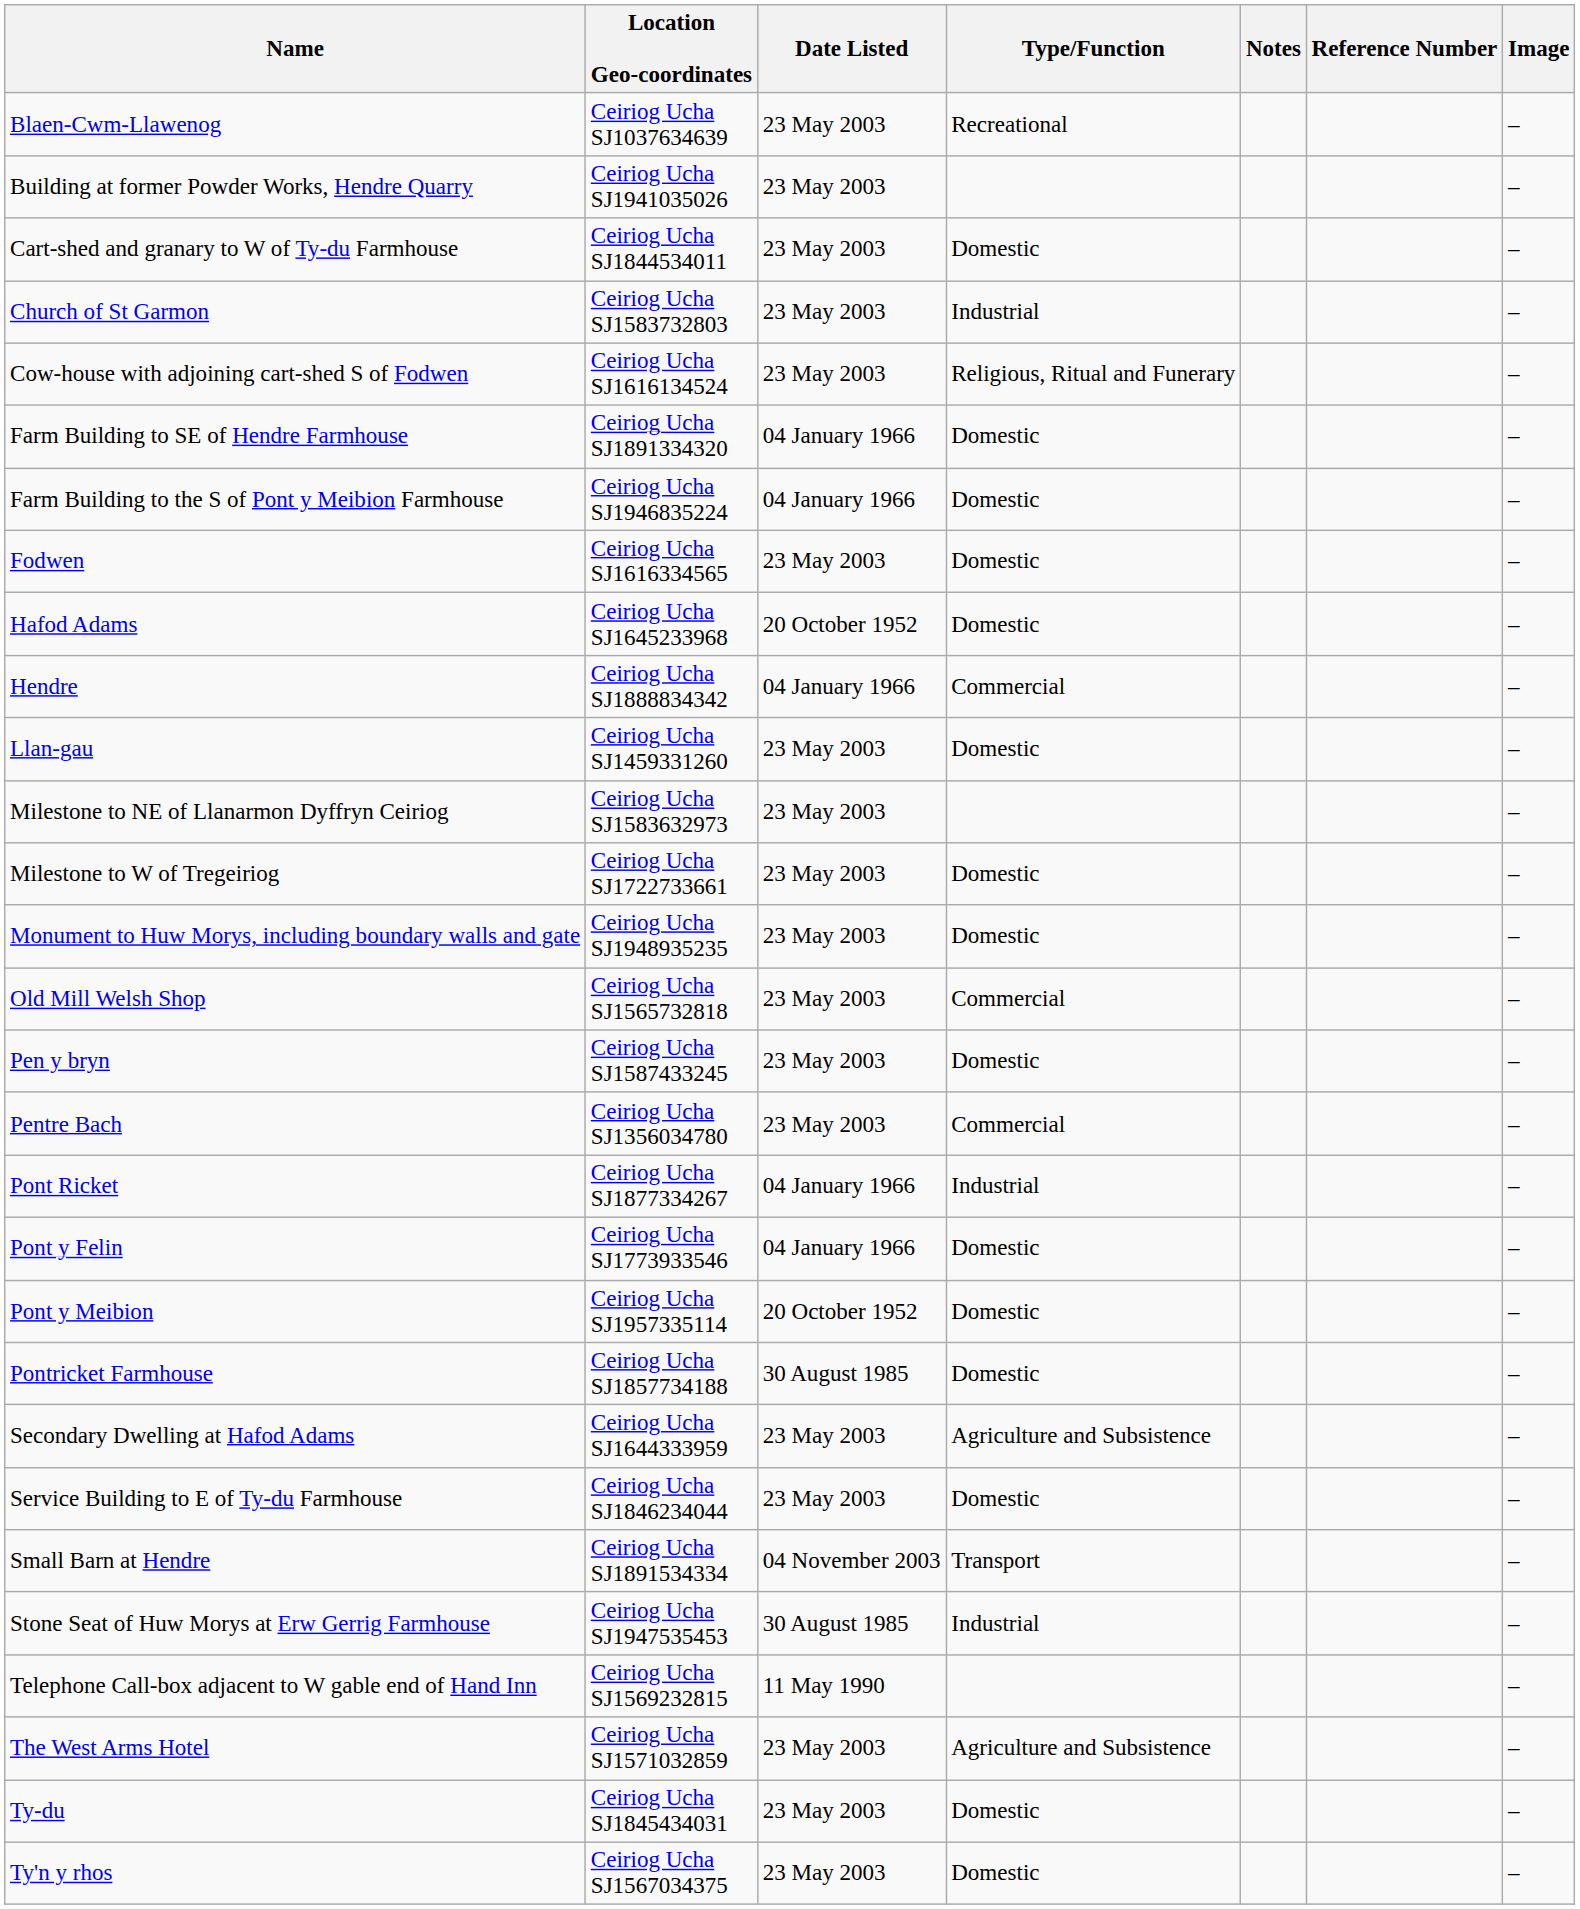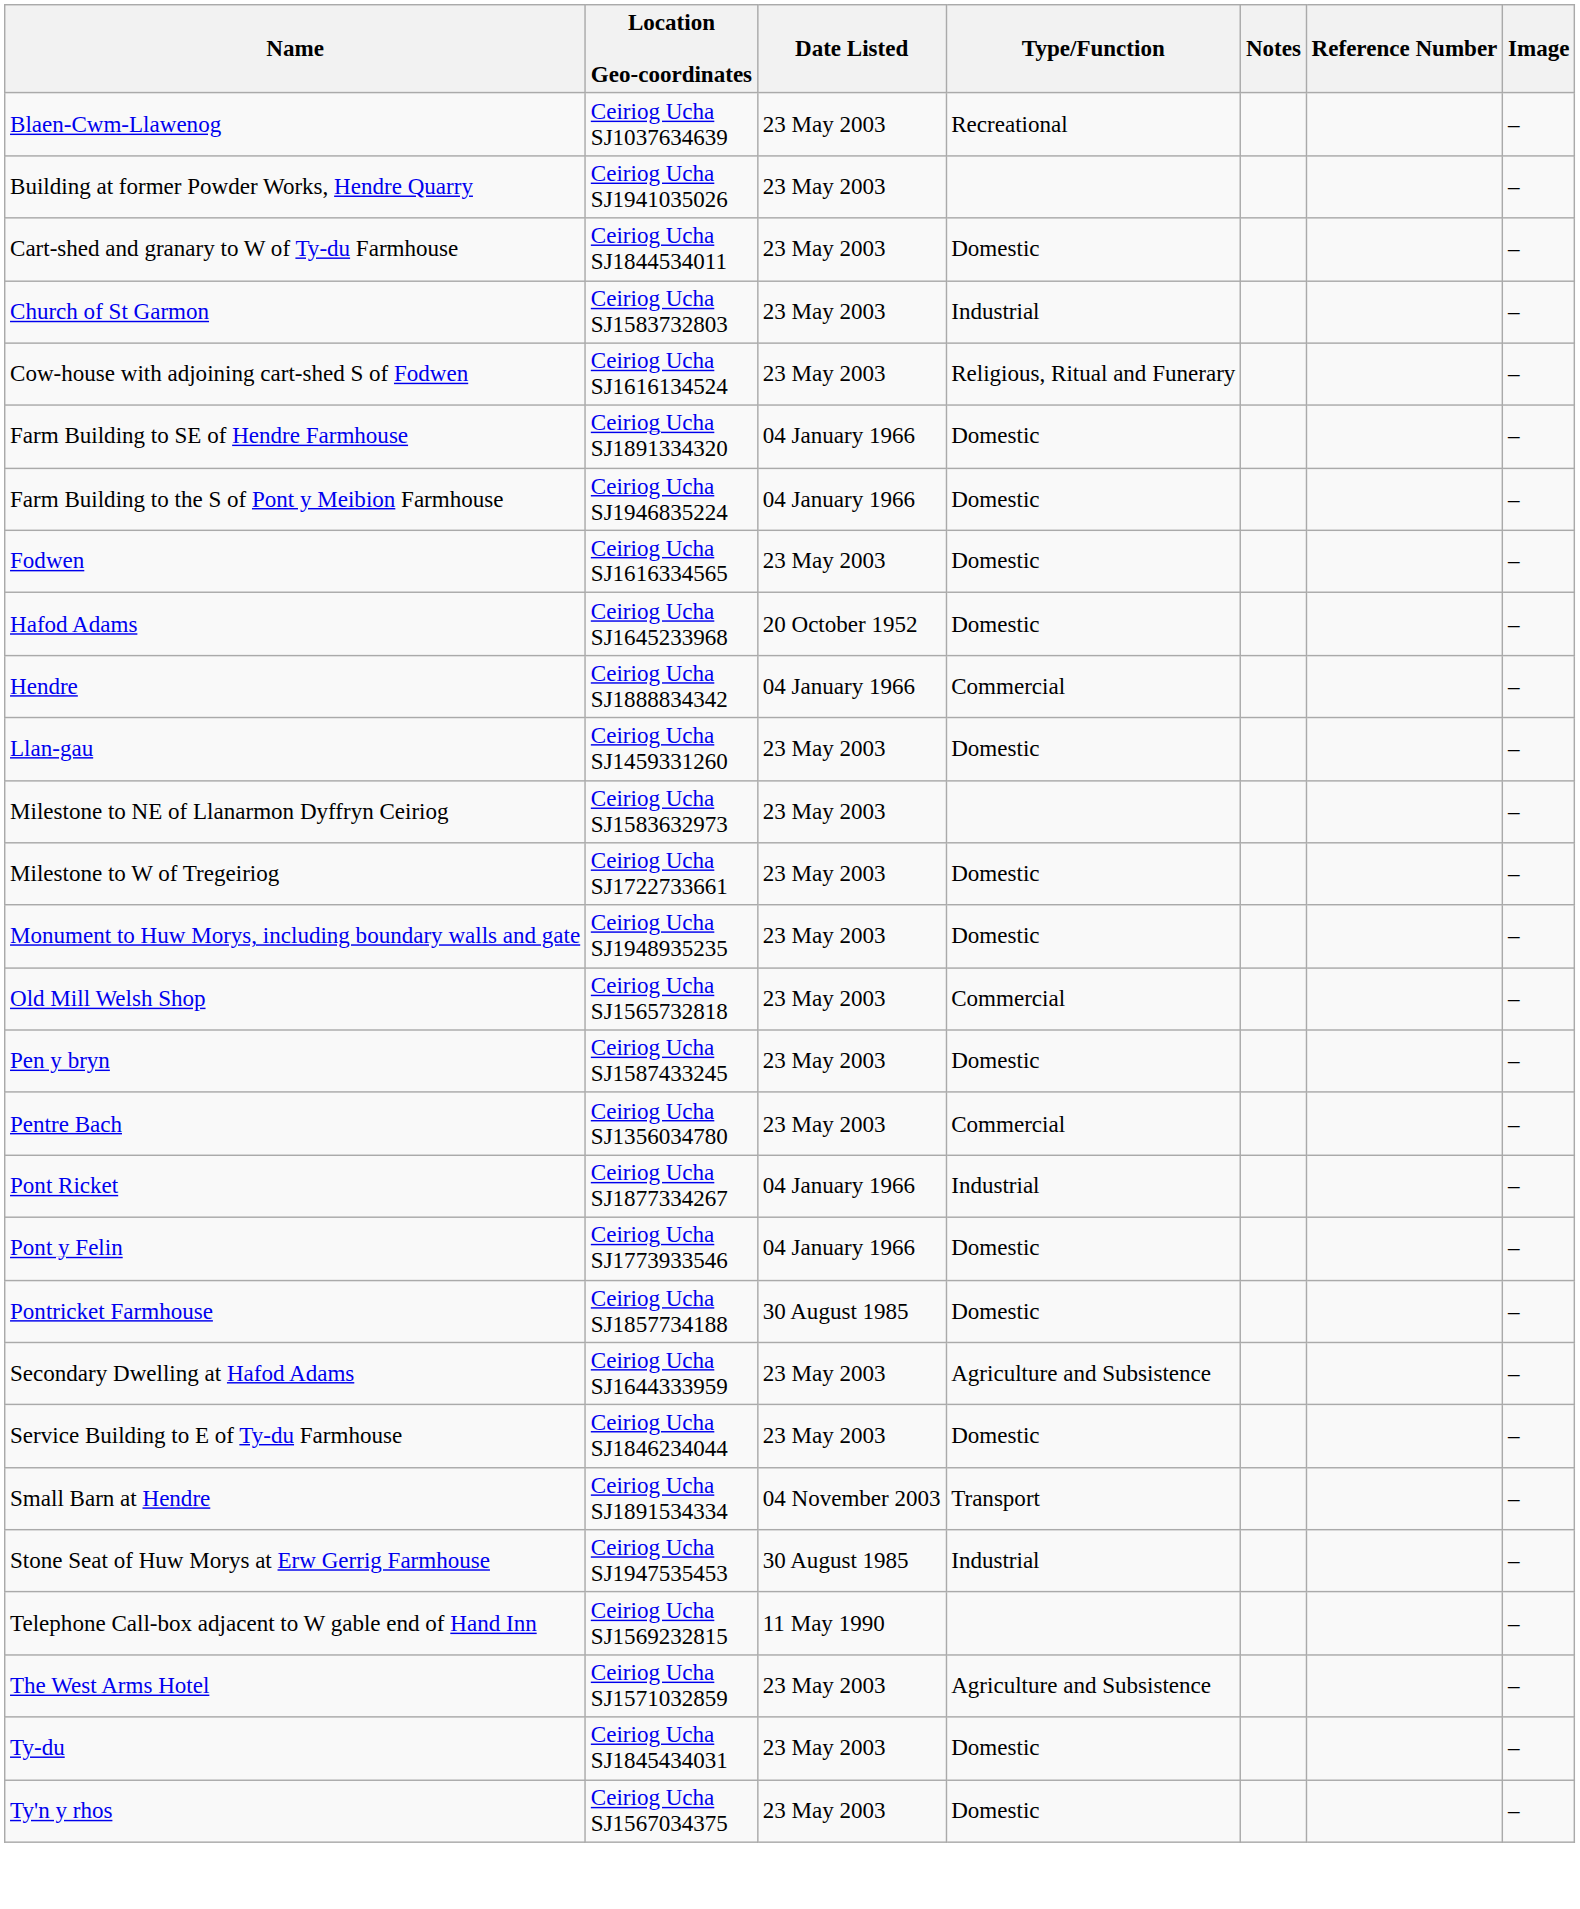- row: (82, 1310)
